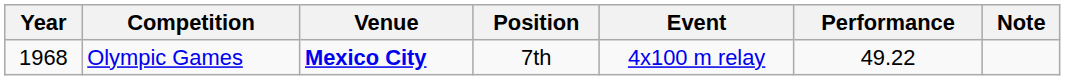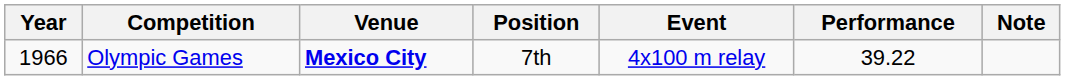(43, 57) 1968 -> (43, 57) 1966
(888, 57) 49.22 -> (888, 57) 39.22
